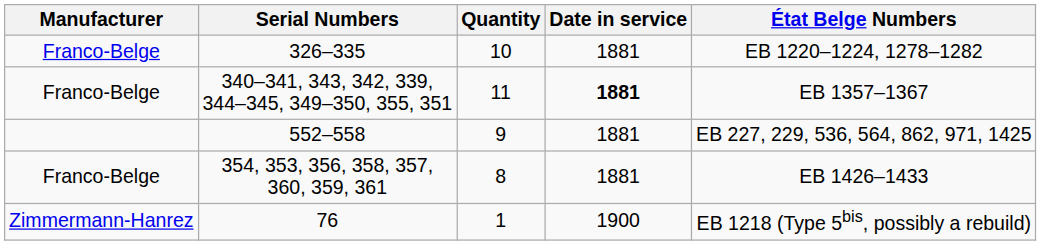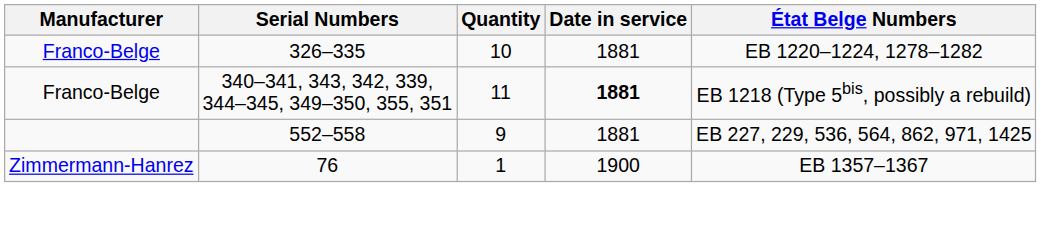(864, 92) EB 1357–1367 -> (864, 92) EB 1218 (Type 5bis, possibly a rebuild)
- row: (327, 176)
(864, 221) EB 1218 (Type 5bis, possibly a rebuild) -> (864, 165) EB 1357–1367
